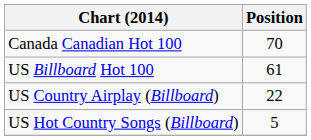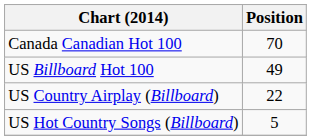(274, 69) 61 -> (274, 69) 49
